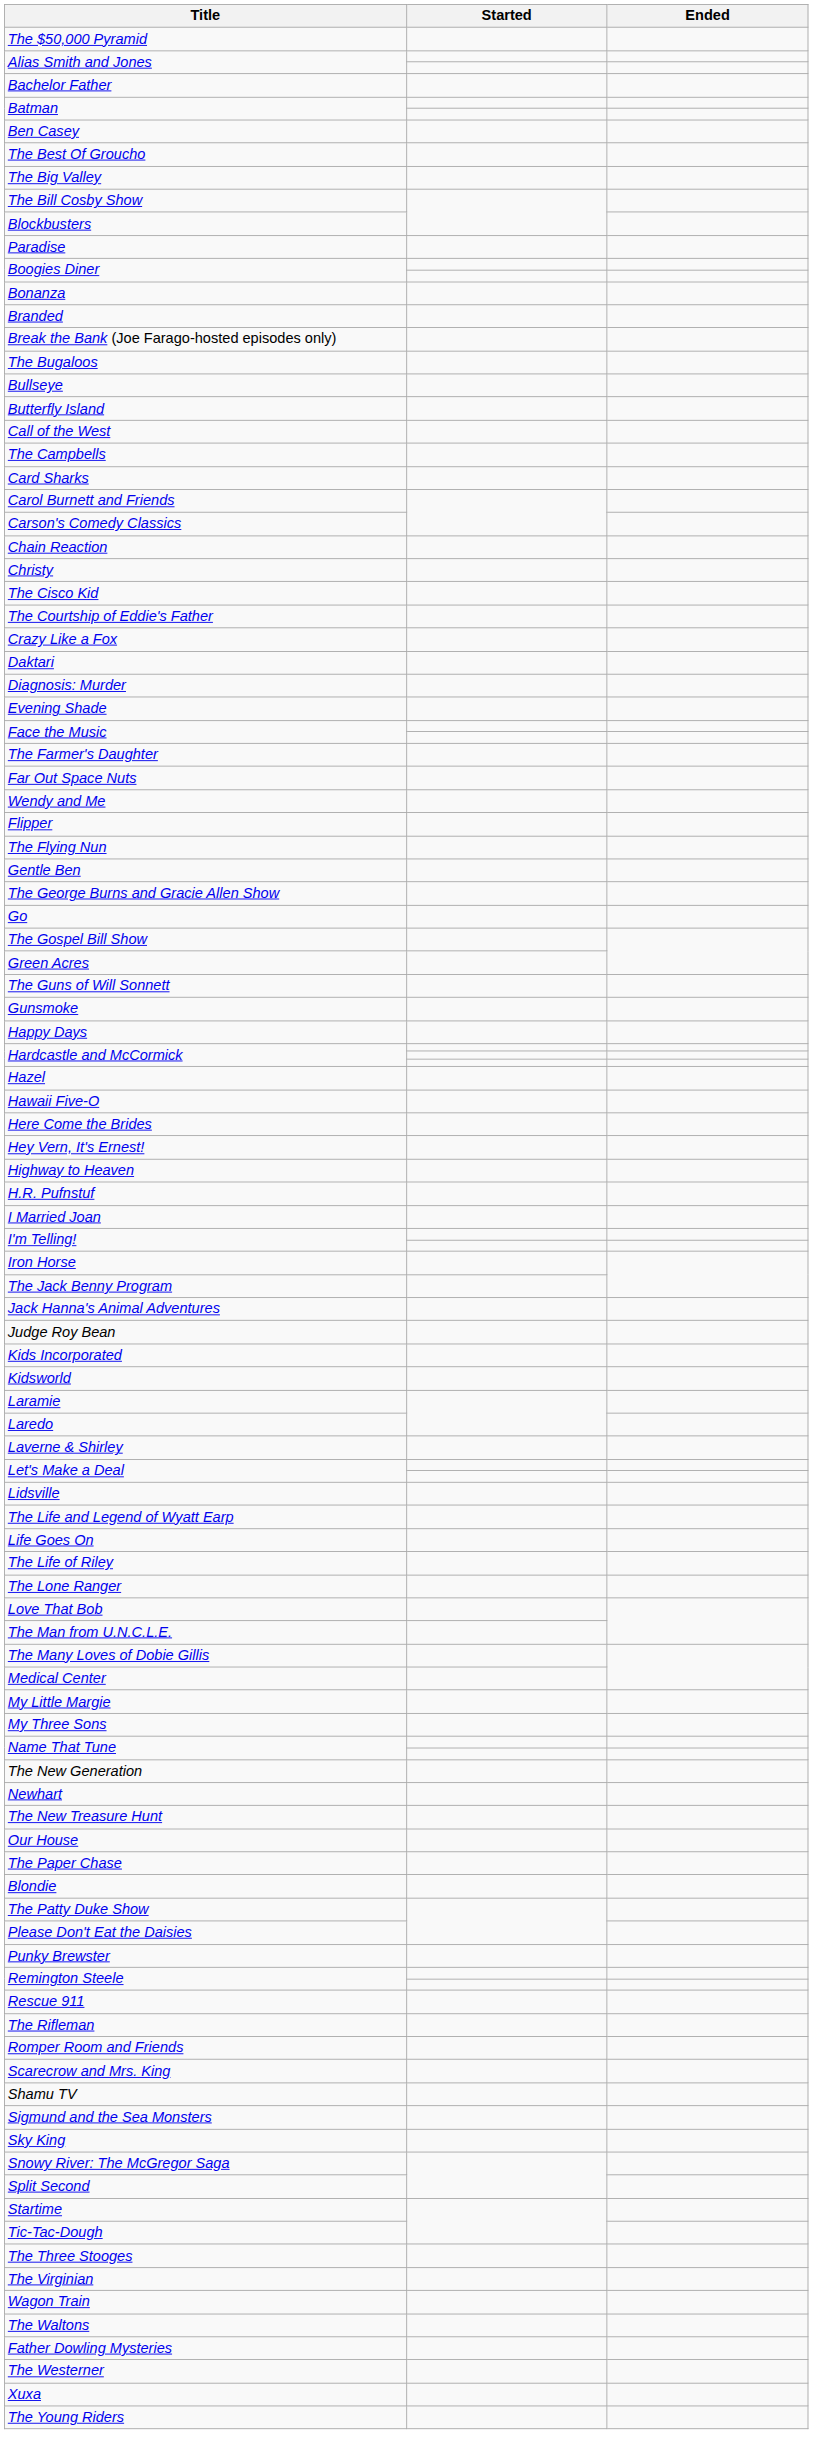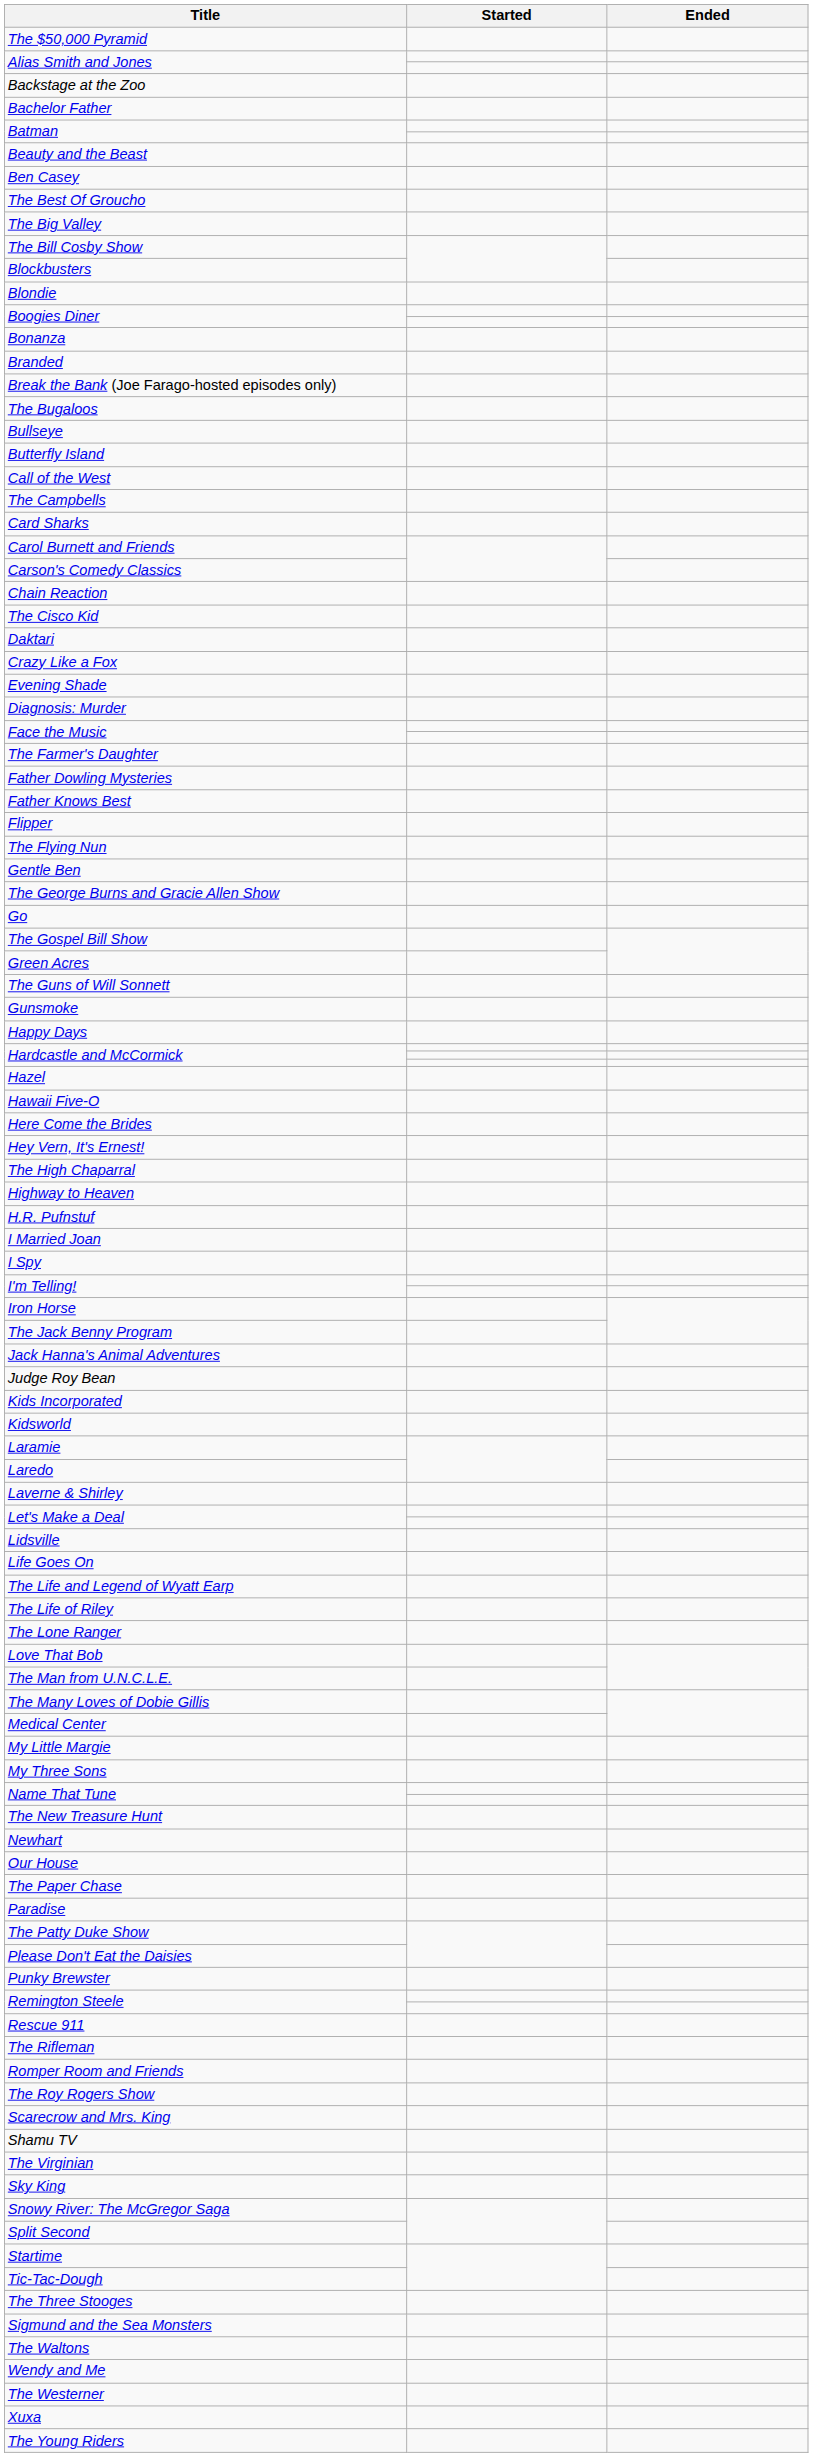+ row: (77, 85)
+ row: (77, 154)
rows swapped: (32, 1886) <-> (37, 246)
- row: (30, 570)
- row: (110, 616)
rows swapped: (62, 639) <-> (31, 662)
rows swapped: (67, 685) <-> (57, 708)
- row: (72, 778)
rows swapped: (90, 2348) <-> (57, 801)
+ row: (69, 801)
+ row: (71, 1170)
+ row: (24, 1262)
rows swapped: (121, 1516) <-> (51, 1540)
- row: (75, 1770)
rows swapped: (85, 1817) <-> (35, 1794)
+ row: (81, 2094)
rows swapped: (110, 2117) <-> (51, 2278)
- row: (49, 2302)
